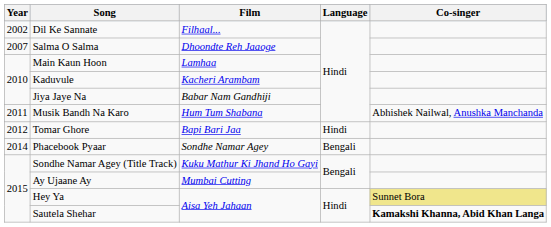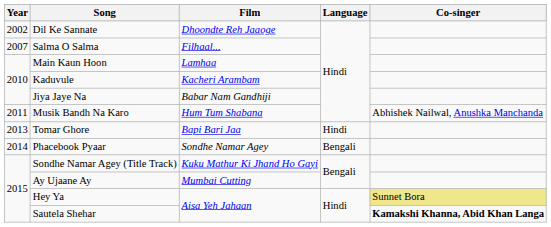(201, 29) Filhaal... -> (228, 29) Dhoondte Reh Jaaoge
(228, 46) Dhoondte Reh Jaaoge -> (201, 46) Filhaal...
(17, 130) 2012 -> (17, 130) 2013
